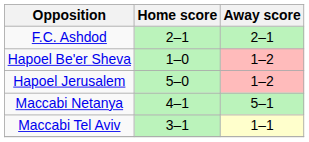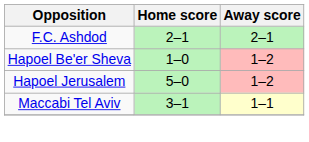- row: (69, 103)
